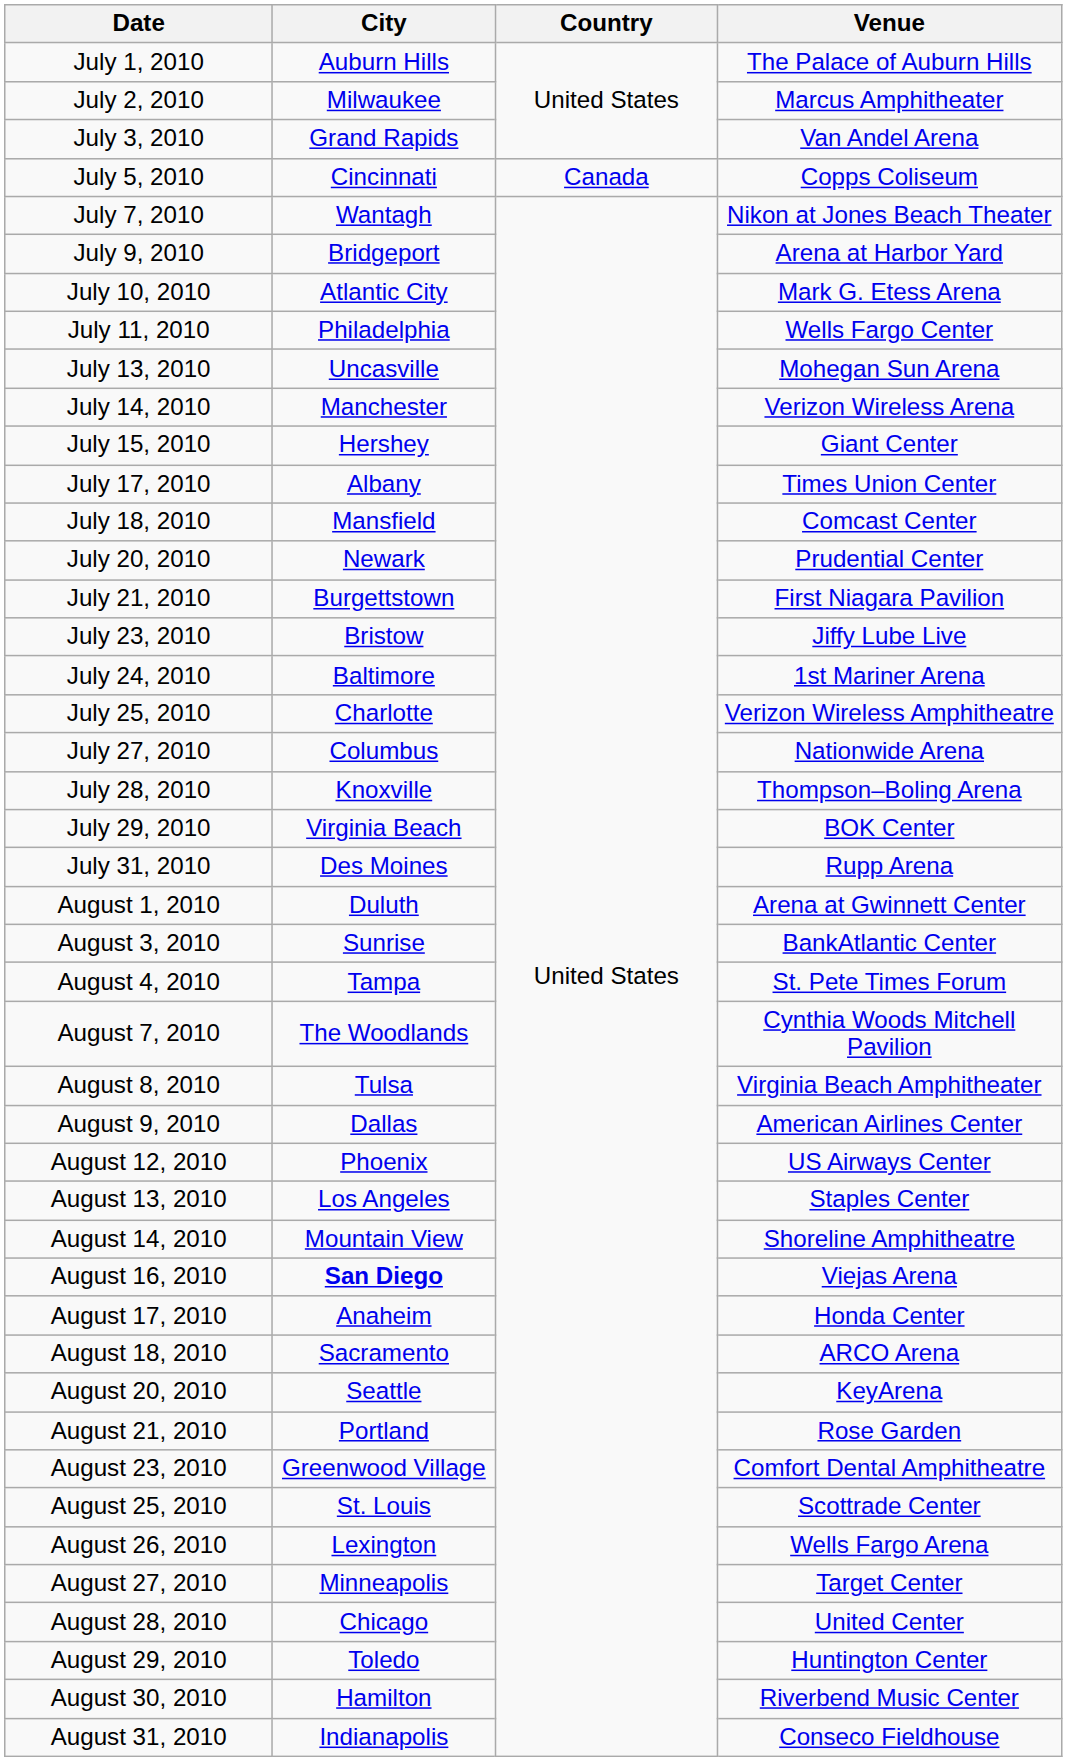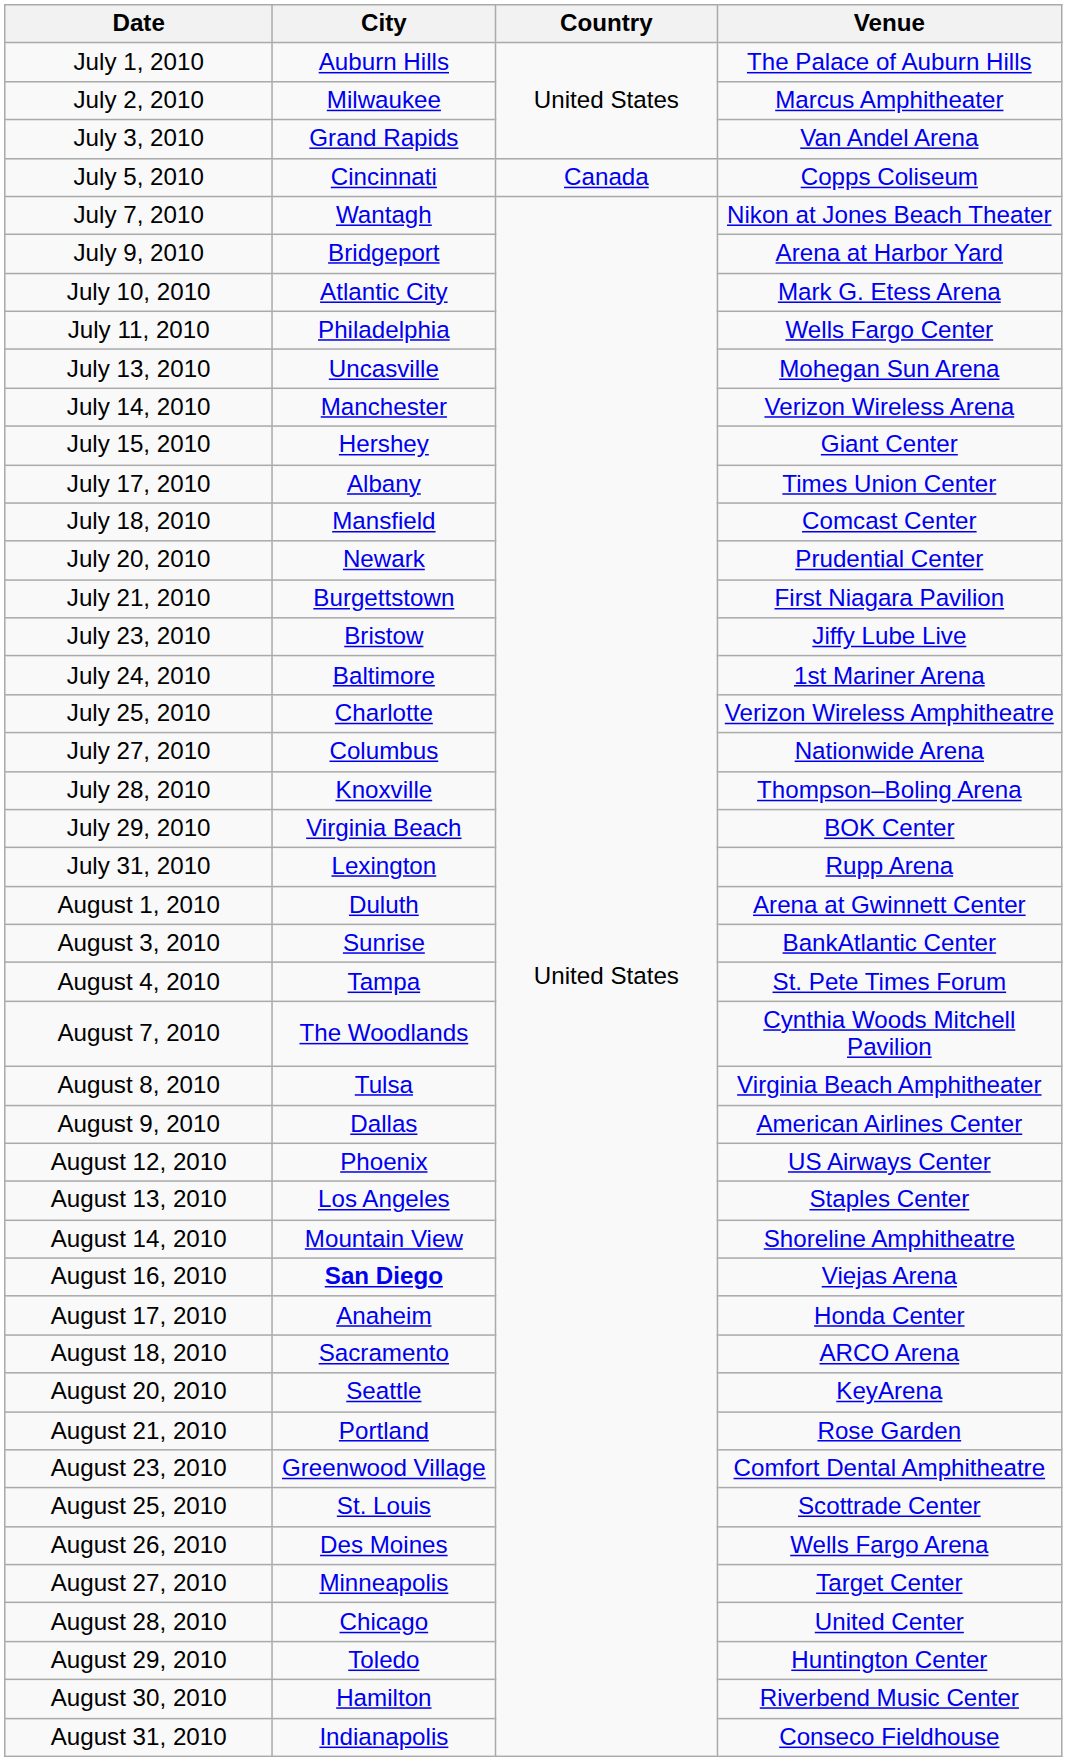(384, 866) Des Moines -> (384, 866) Lexington
(384, 1545) Lexington -> (384, 1545) Des Moines
